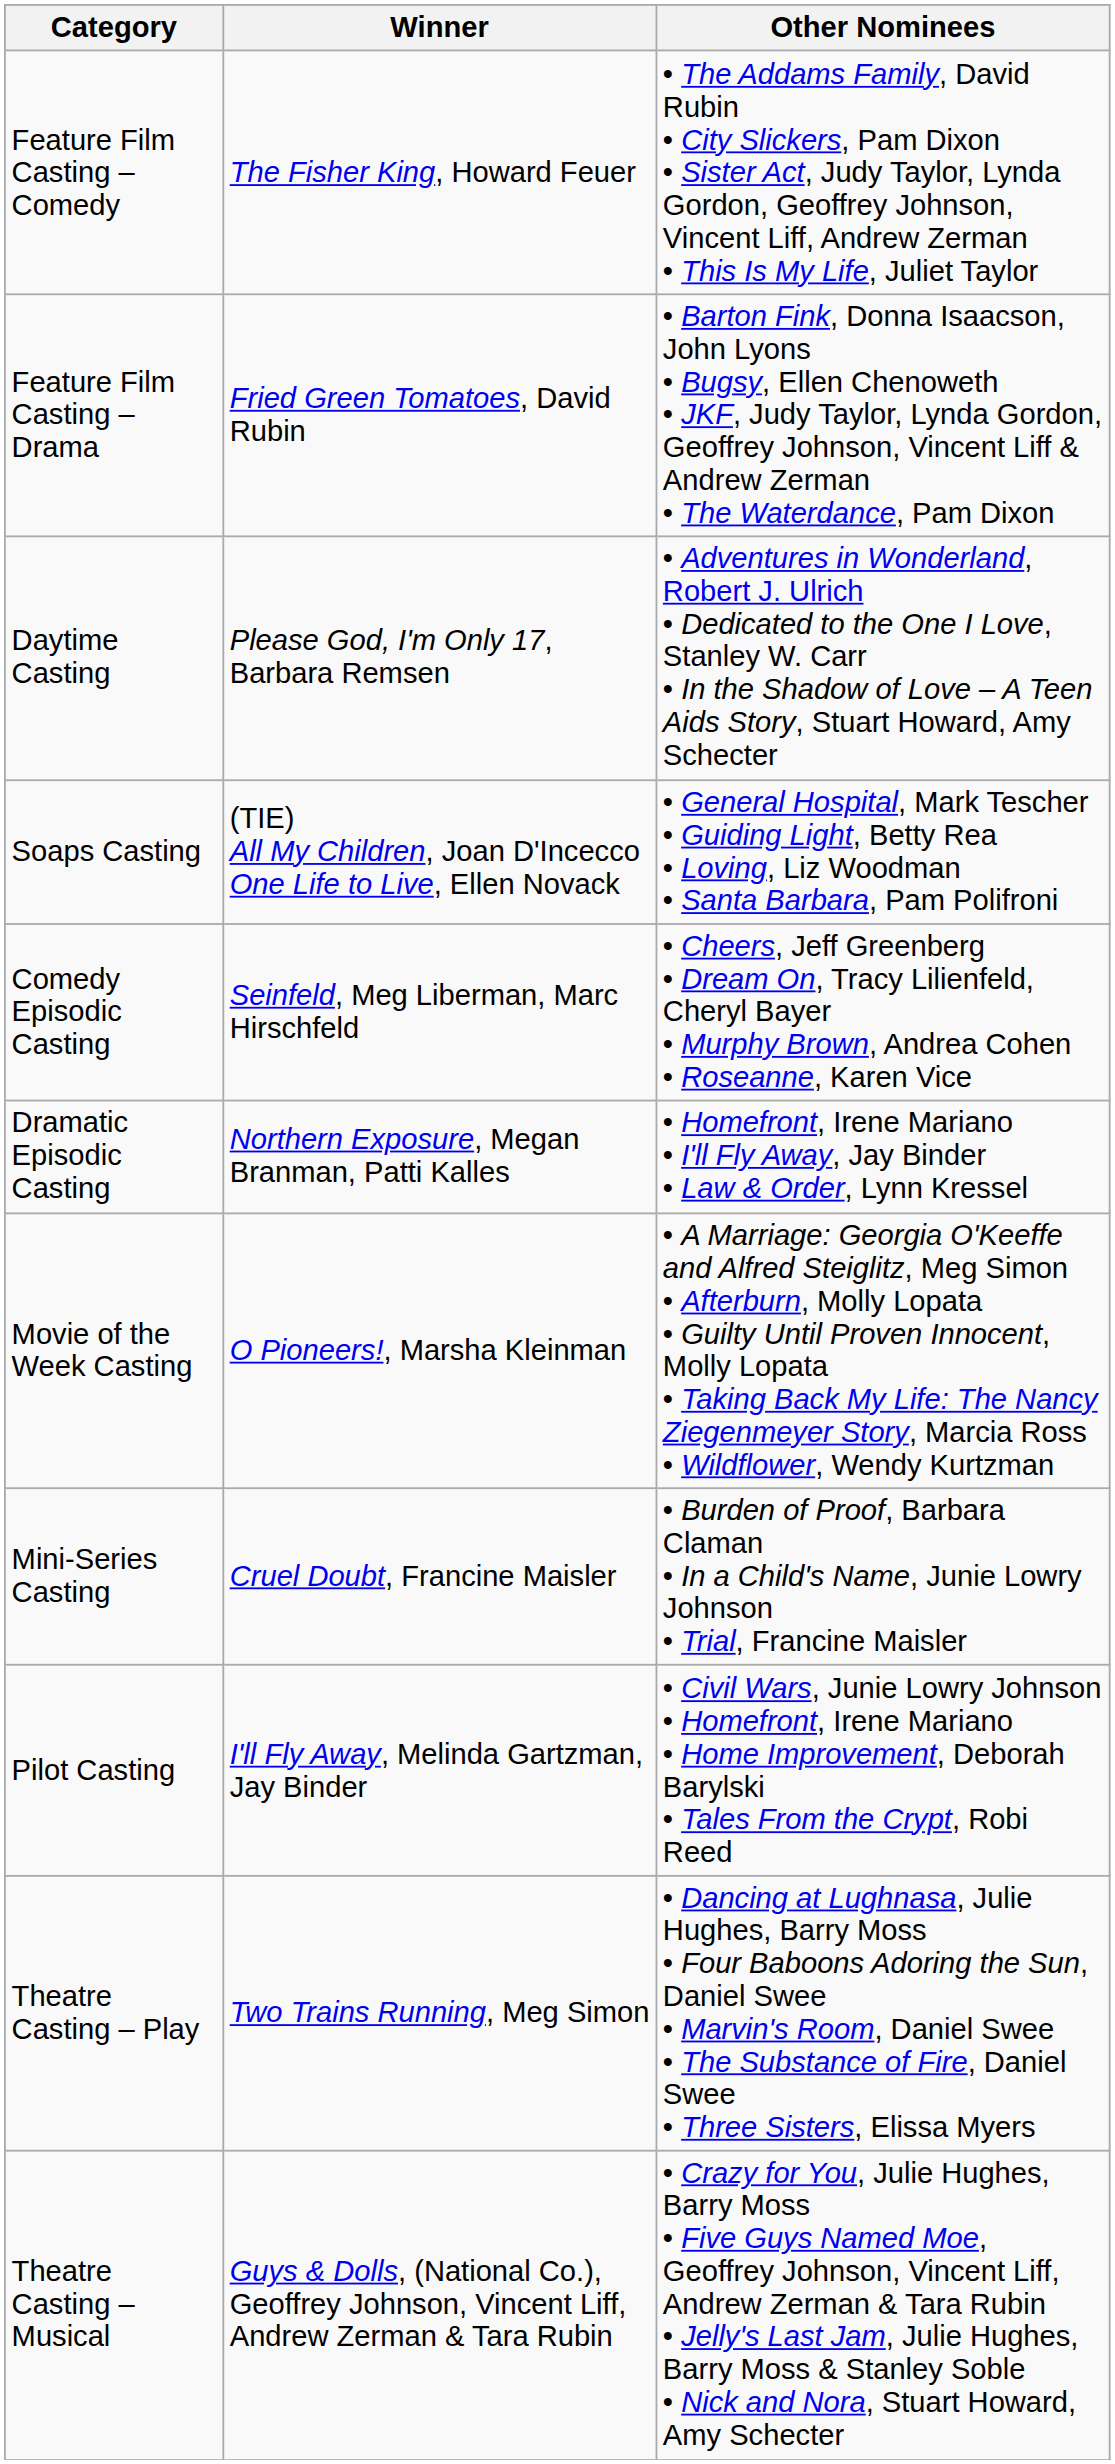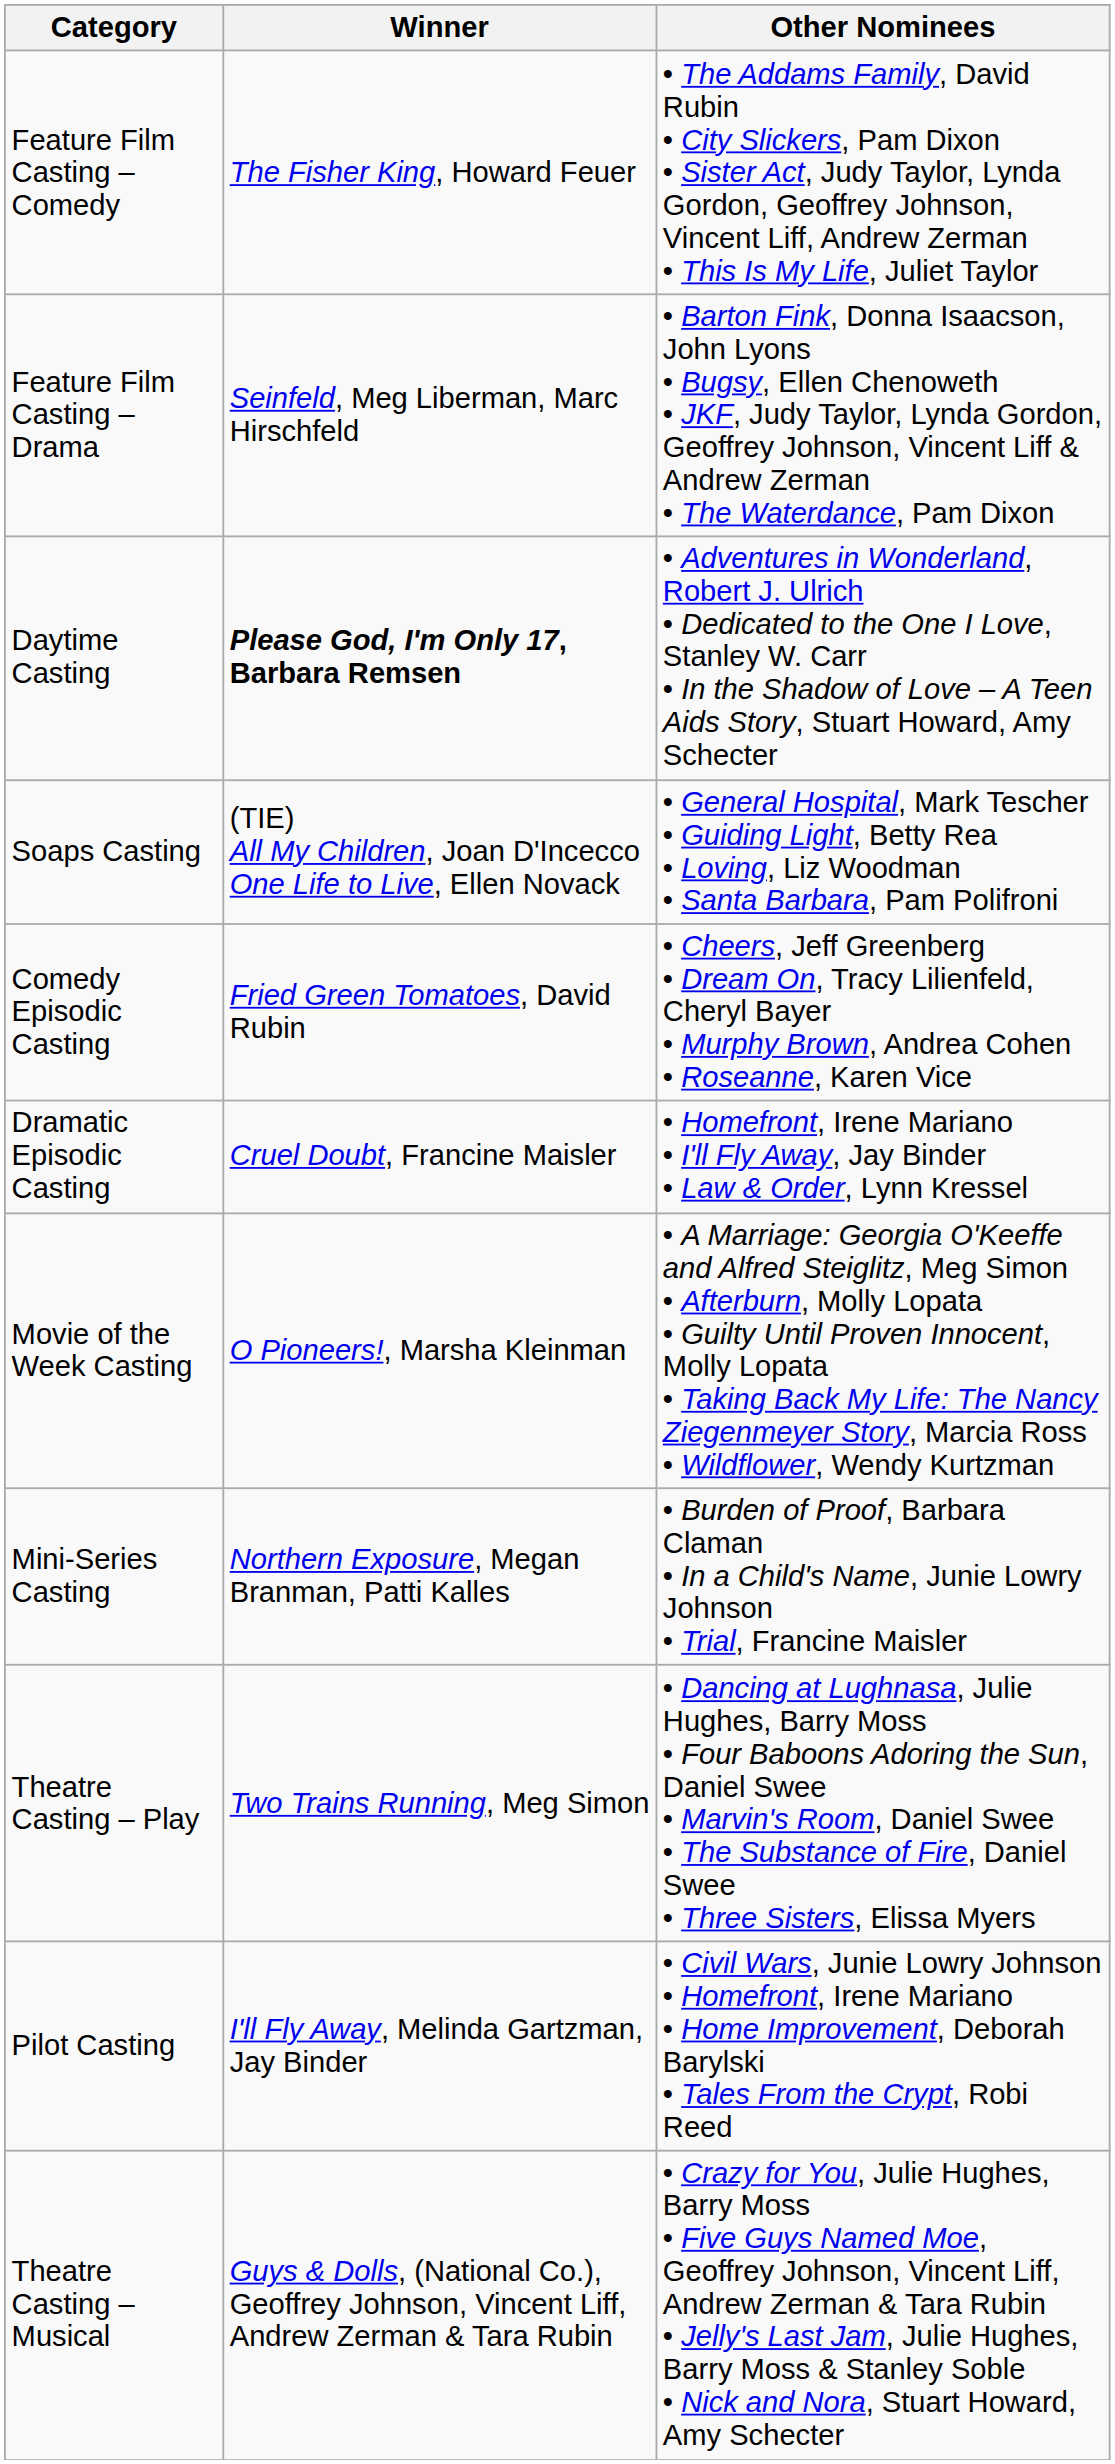(420, 414) Fried Green Tomatoes, David Rubin -> (424, 414) Seinfeld, Meg Liberman, Marc Hirschfeld
(391, 657) normal -> (398, 657) bold
(424, 1011) Seinfeld, Meg Liberman, Marc Hirschfeld -> (420, 1011) Fried Green Tomatoes, David Rubin
(405, 1156) Northern Exposure, Megan Branman, Patti Kalles -> (423, 1156) Cruel Doubt, Francine Maisler
(423, 1576) Cruel Doubt, Francine Maisler -> (405, 1576) Northern Exposure, Megan Branman, Patti Kalles
rows swapped: (93, 1770) <-> (106, 2012)
